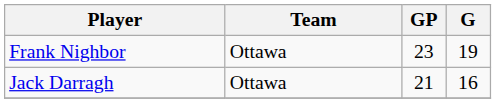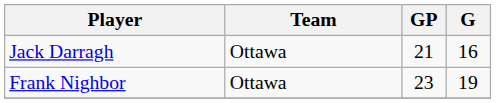rows swapped: (67, 51) <-> (61, 82)
